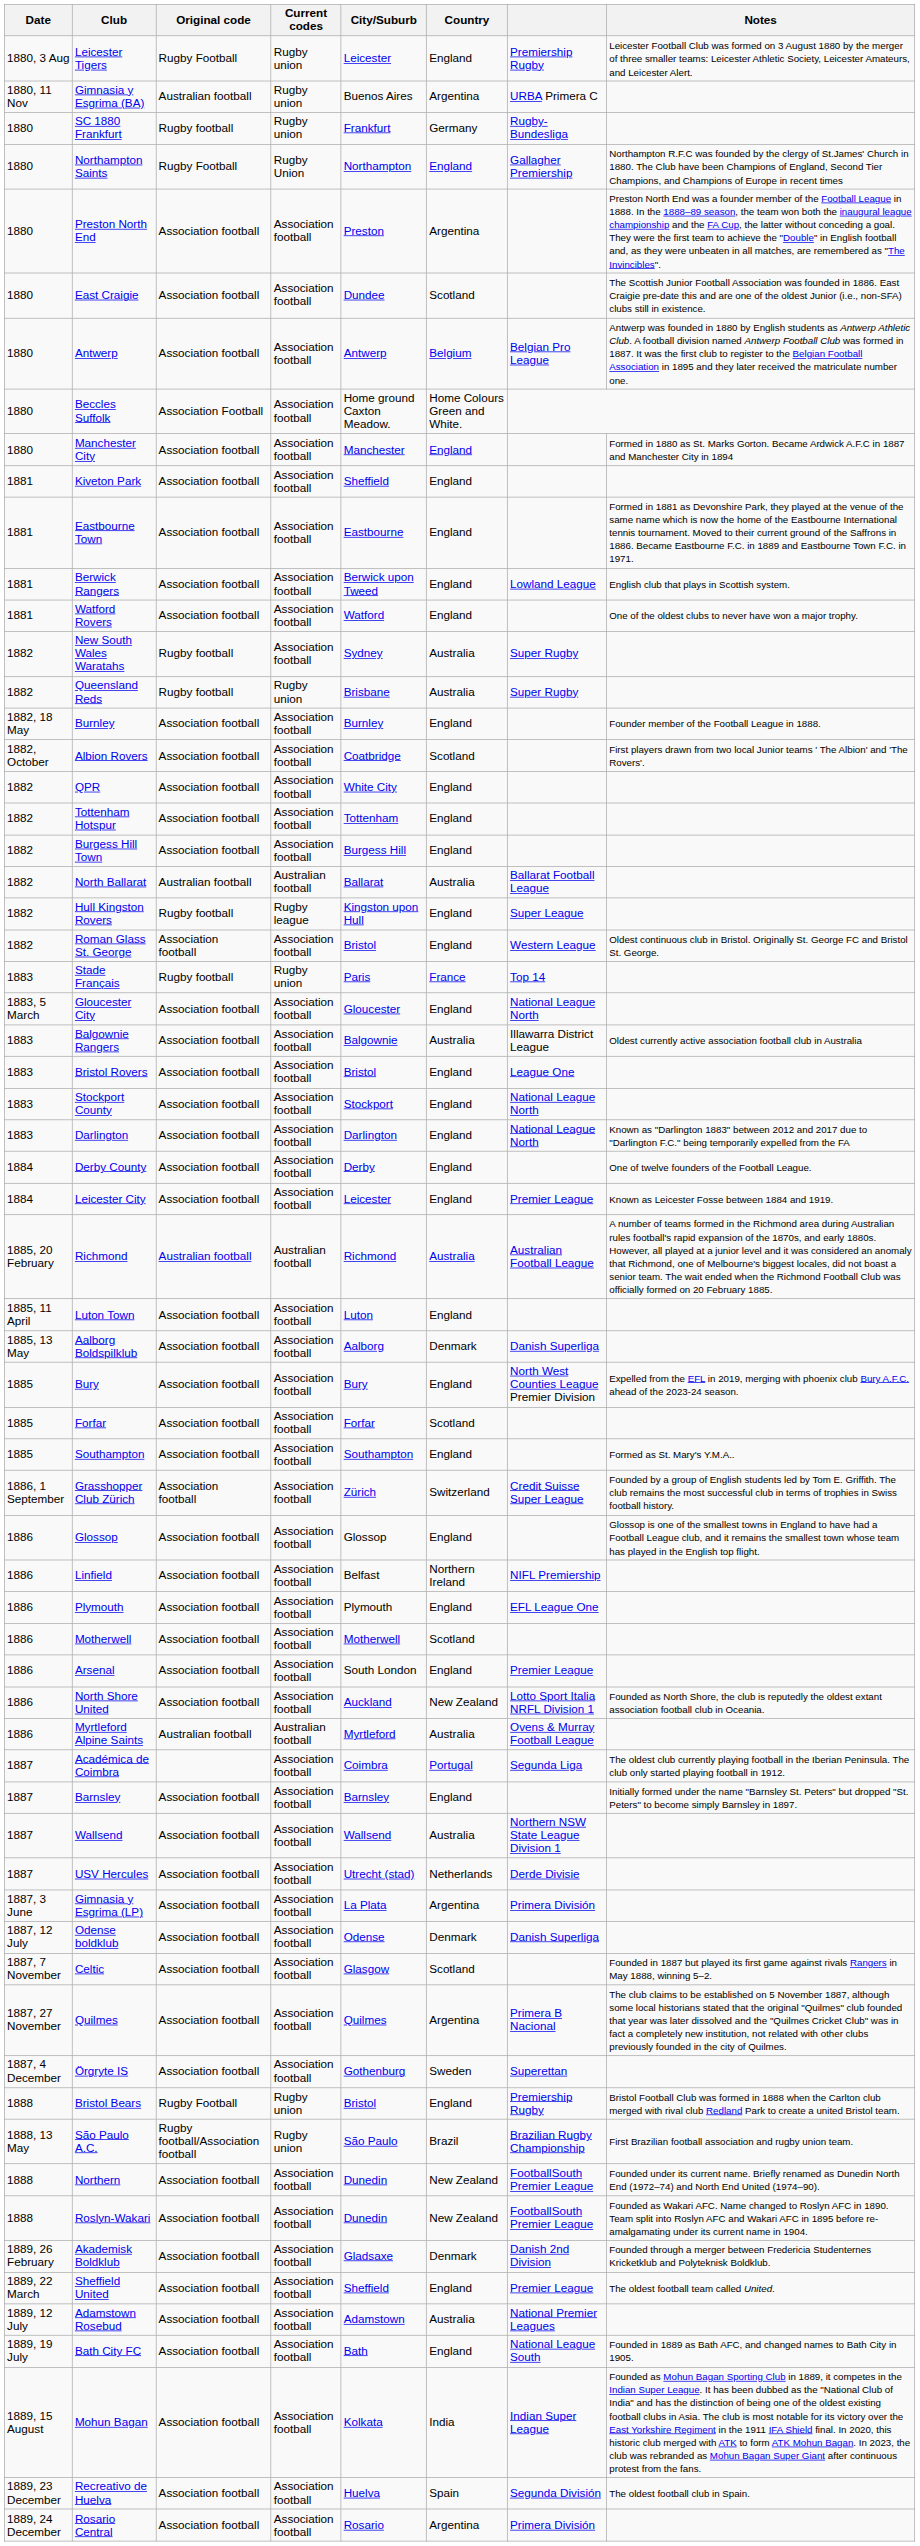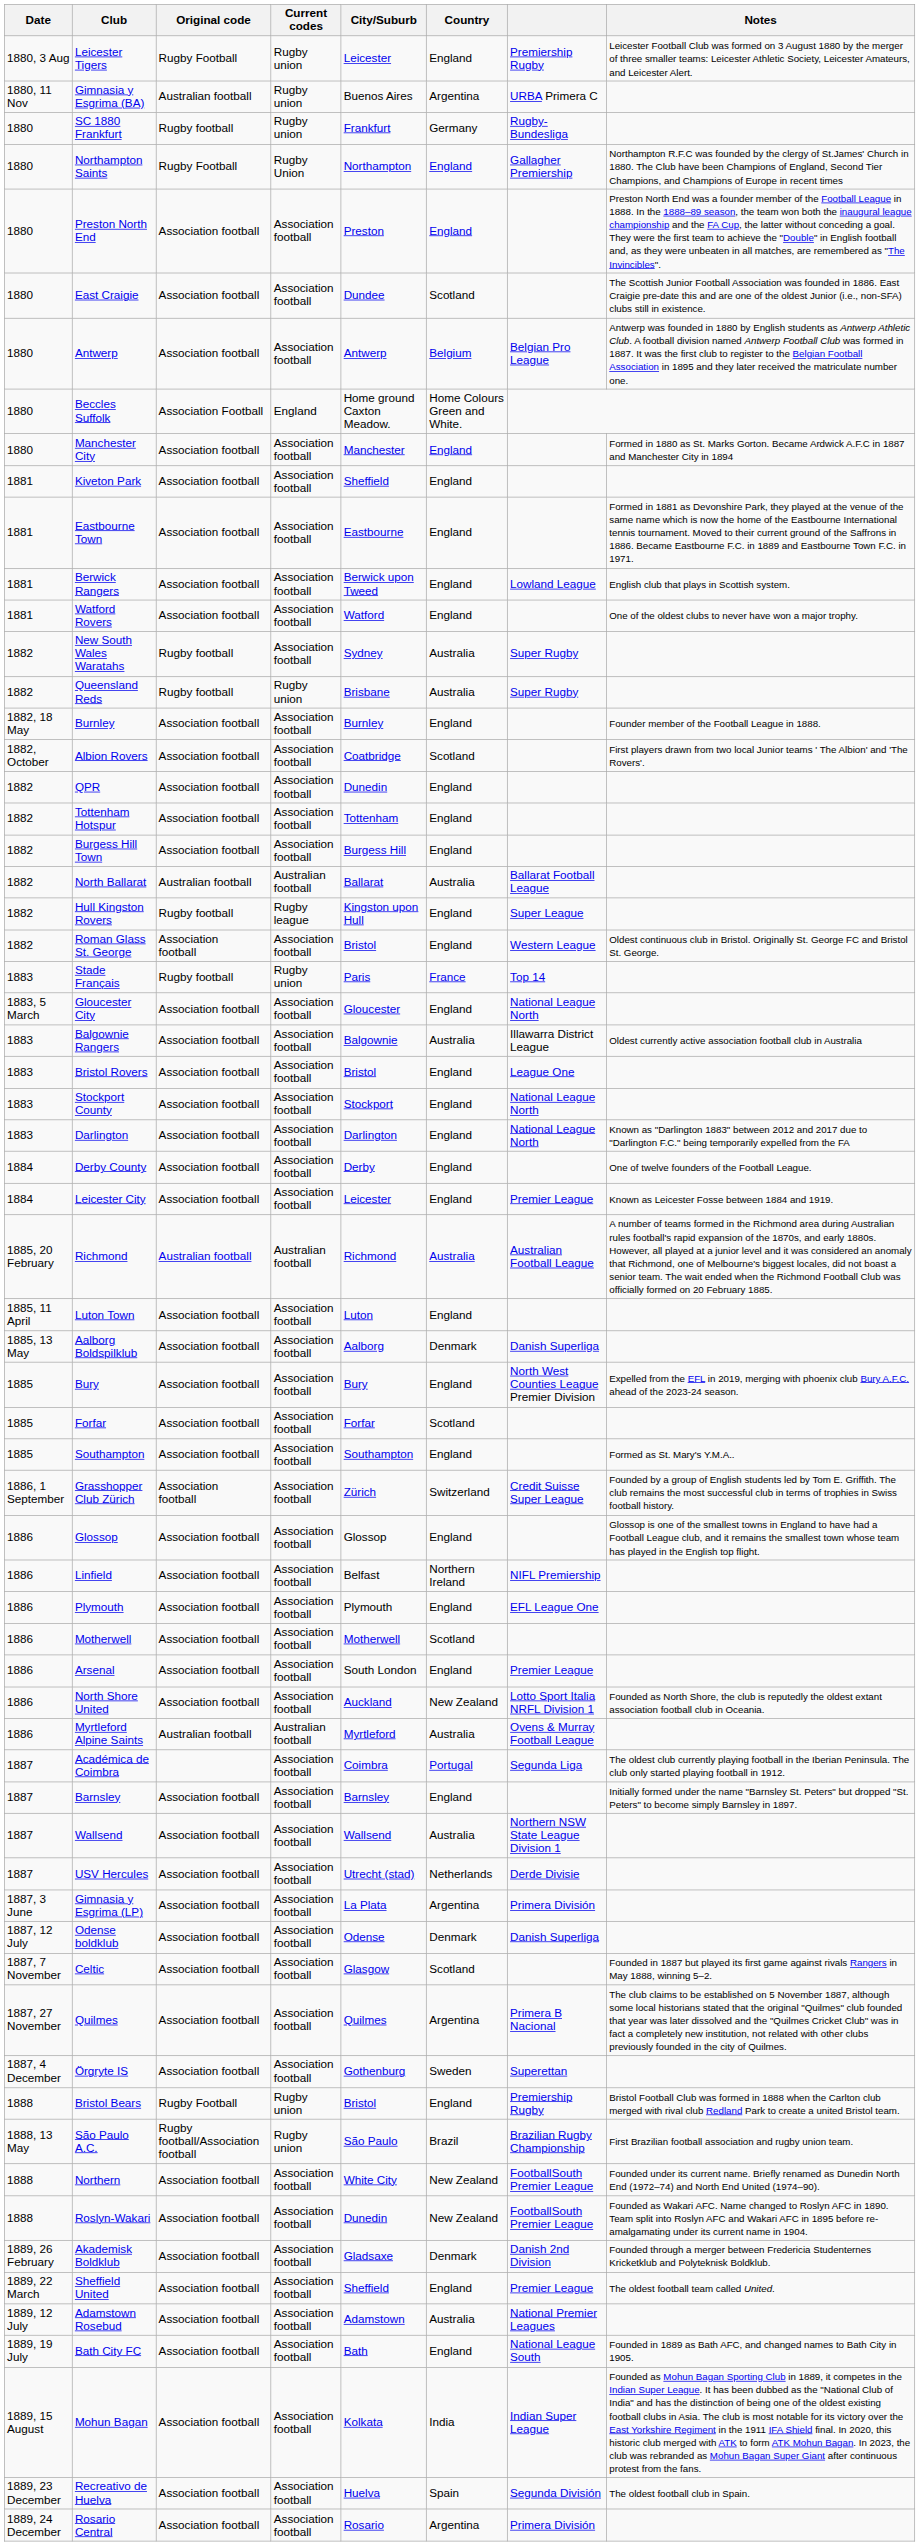(454, 231) Argentina -> (451, 231) England
(304, 411) Association football -> (295, 411) England
(370, 787) White City -> (365, 787) Dunedin
(365, 2179) Dunedin -> (370, 2179) White City
